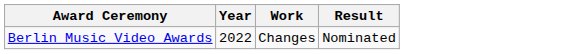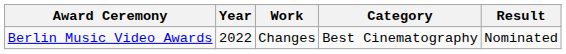+ column: (400, 16)
